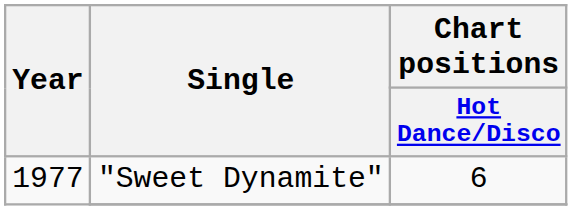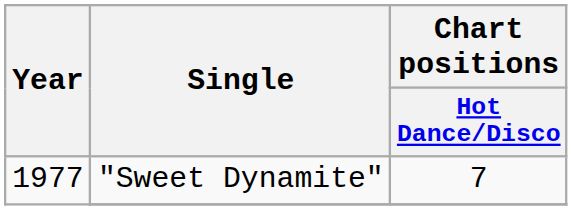(479, 179) 6 -> (479, 179) 7
